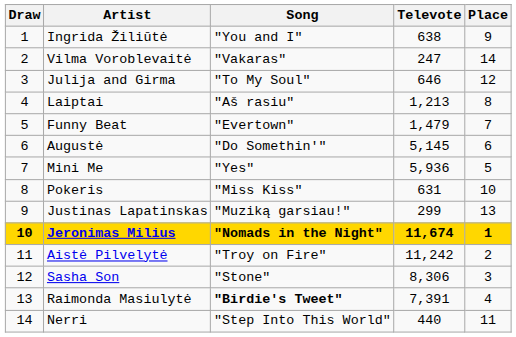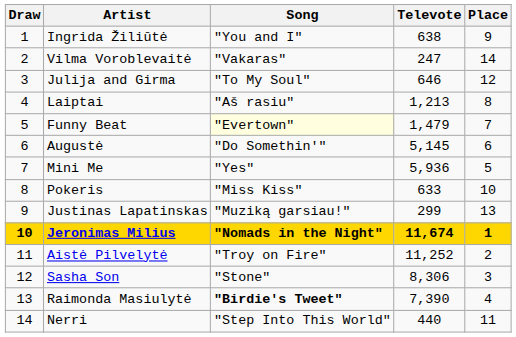(254, 125) no background -> (254, 125) lightyellow background
(429, 190) 631 -> (429, 190) 633
(429, 255) 11,242 -> (429, 255) 11,252
(429, 299) 7,391 -> (429, 299) 7,390
